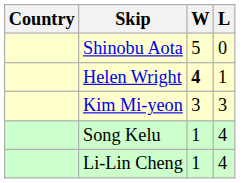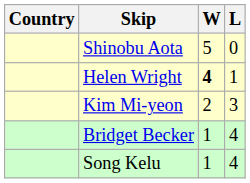(196, 105) 3 -> (207, 105) 2
+ row: (139, 134)
- row: (133, 163)
